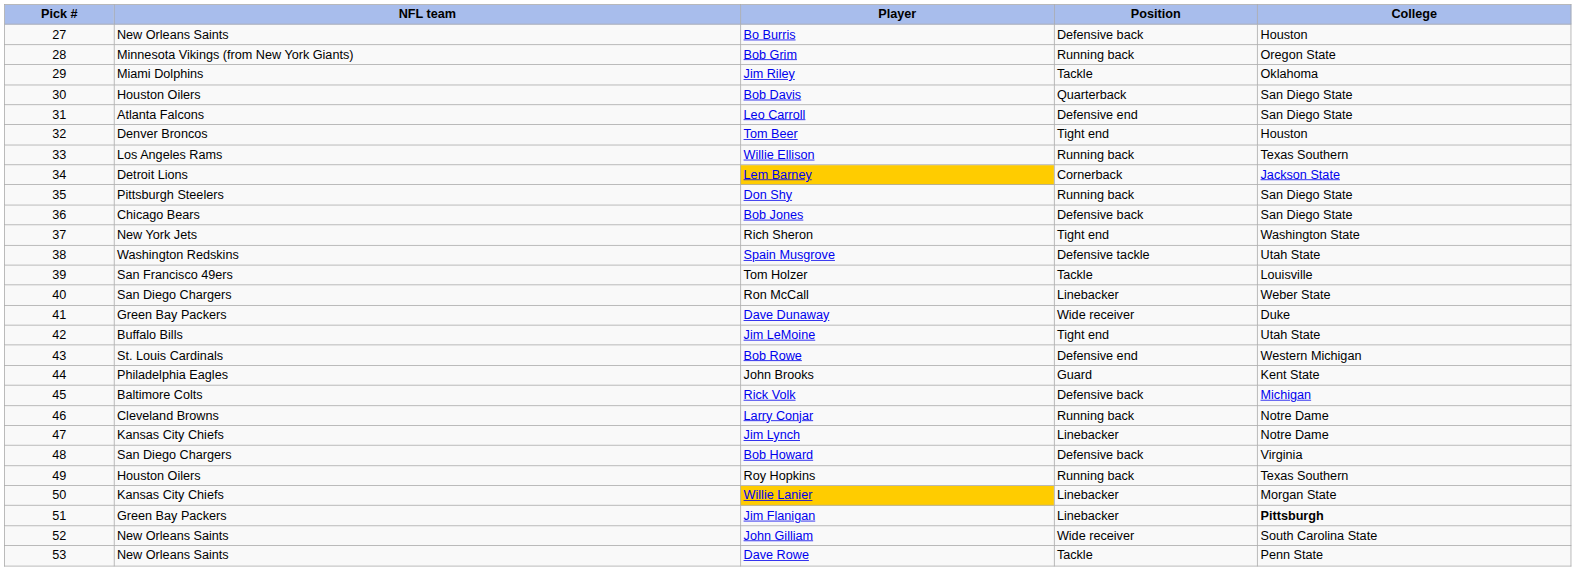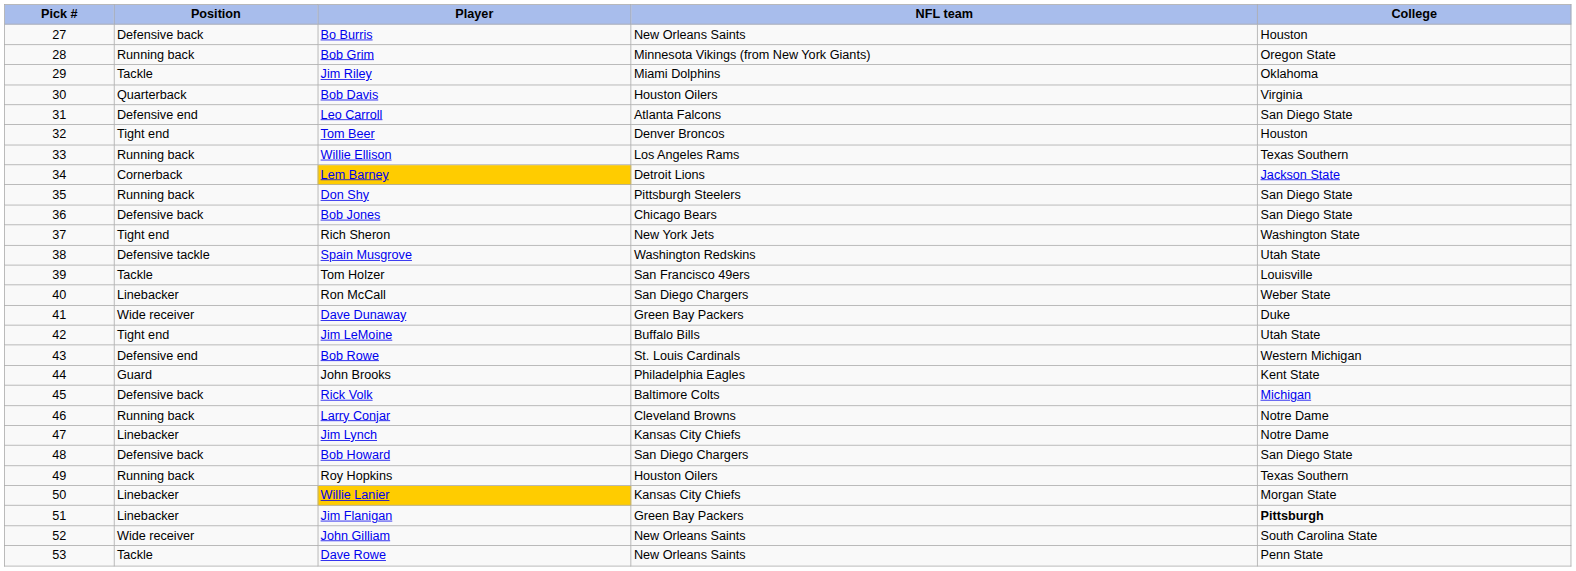columns swapped: (427, 14) <-> (1156, 14)
(1307, 94) San Diego State -> (1281, 94) Virginia
(1281, 455) Virginia -> (1307, 455) San Diego State
